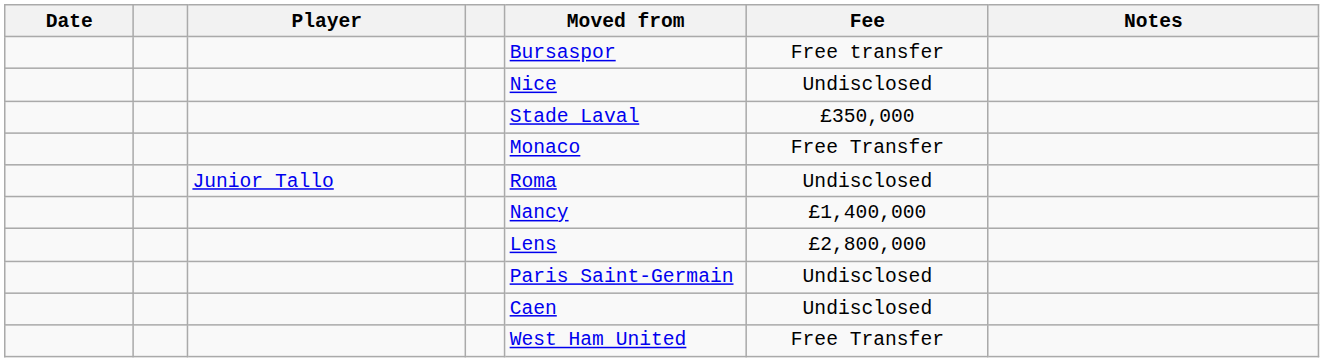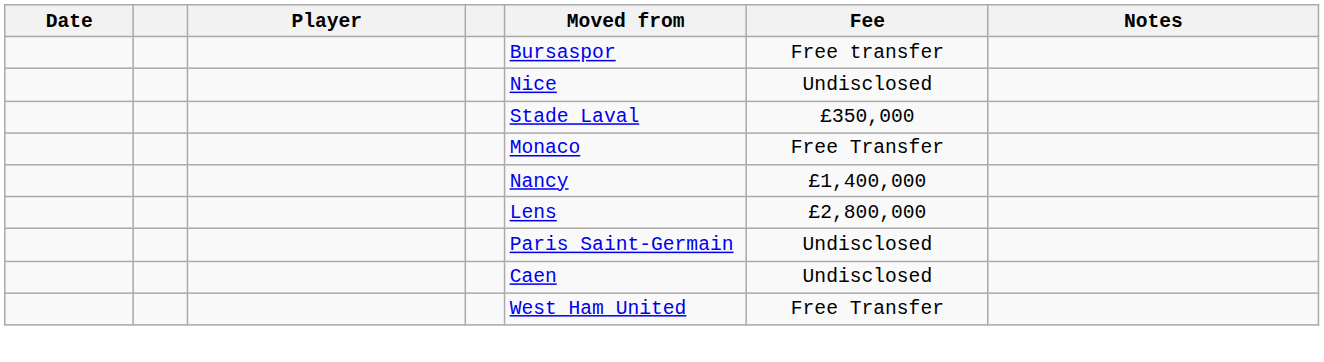- row: (69, 181)
